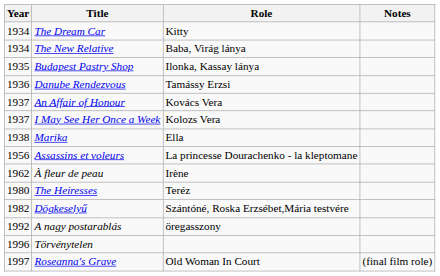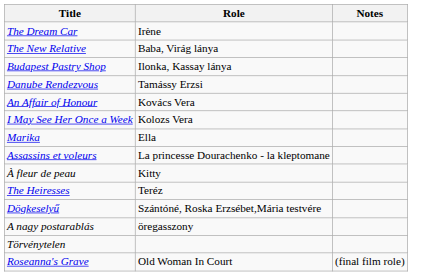- column: (18, 13)
(177, 31) Kitty -> (149, 31) Irène
(177, 173) Irène -> (149, 173) Kitty
